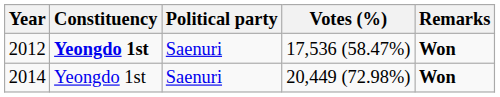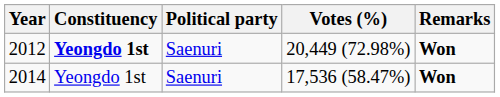(348, 48) 17,536 (58.47%) -> (348, 48) 20,449 (72.98%)
(348, 77) 20,449 (72.98%) -> (348, 77) 17,536 (58.47%)
